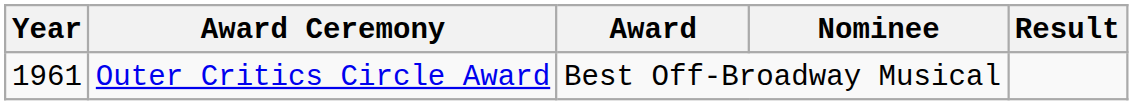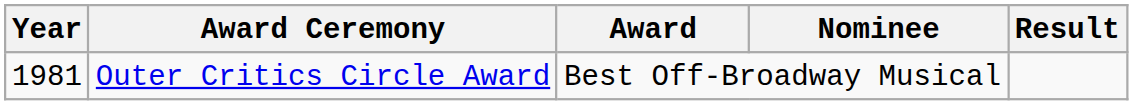(47, 76) 1961 -> (47, 76) 1981
